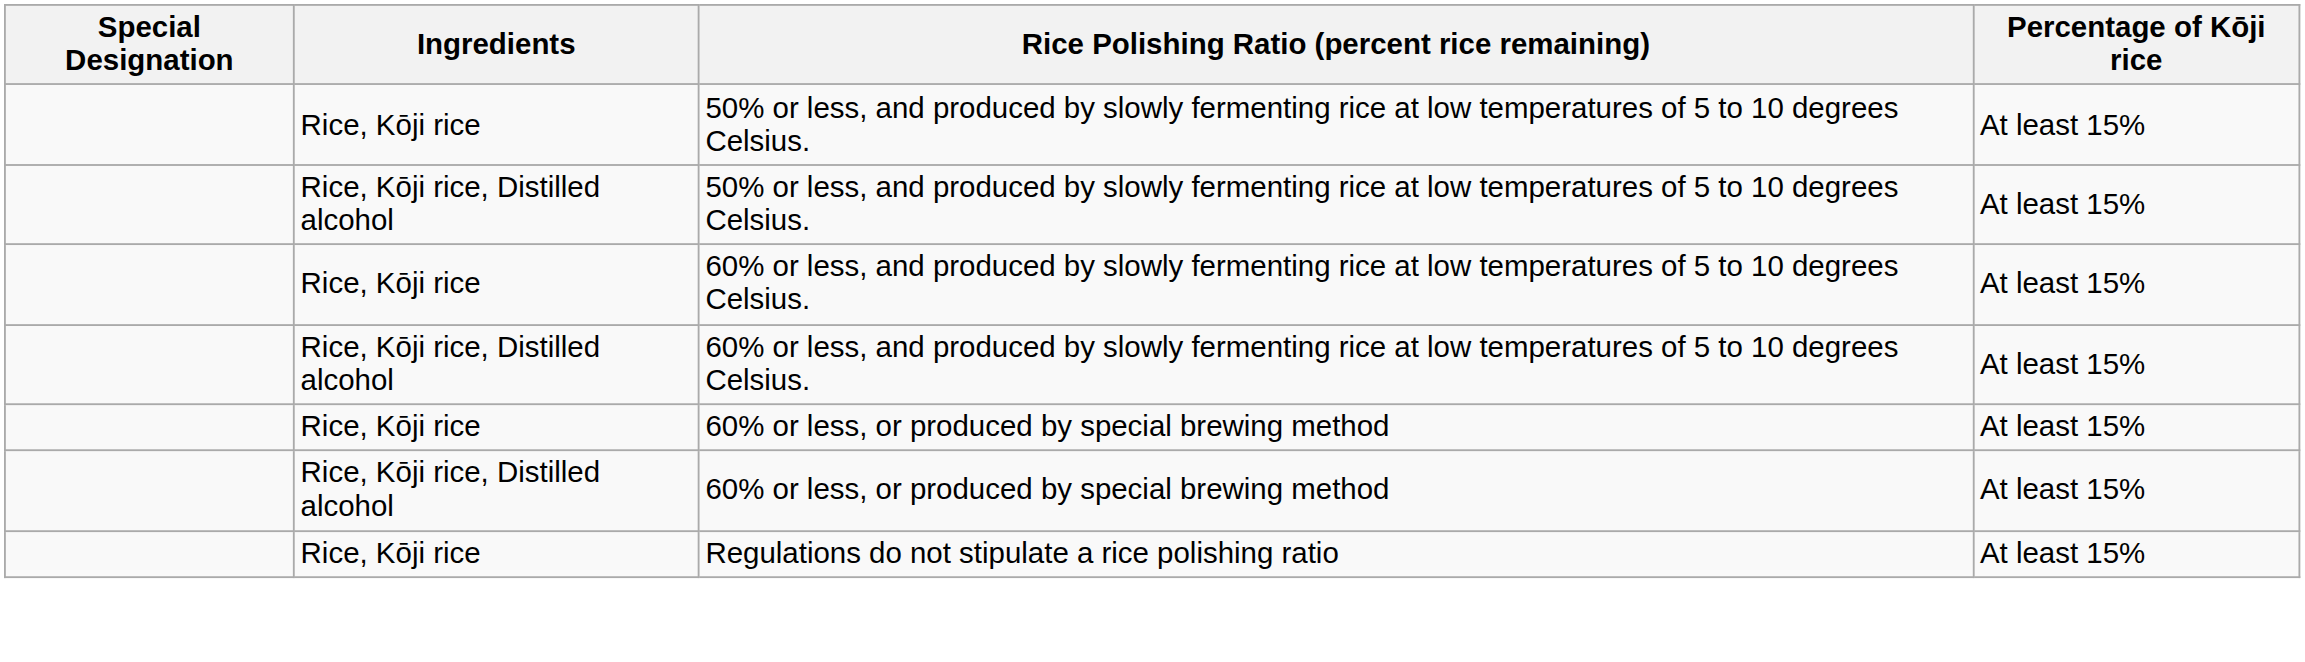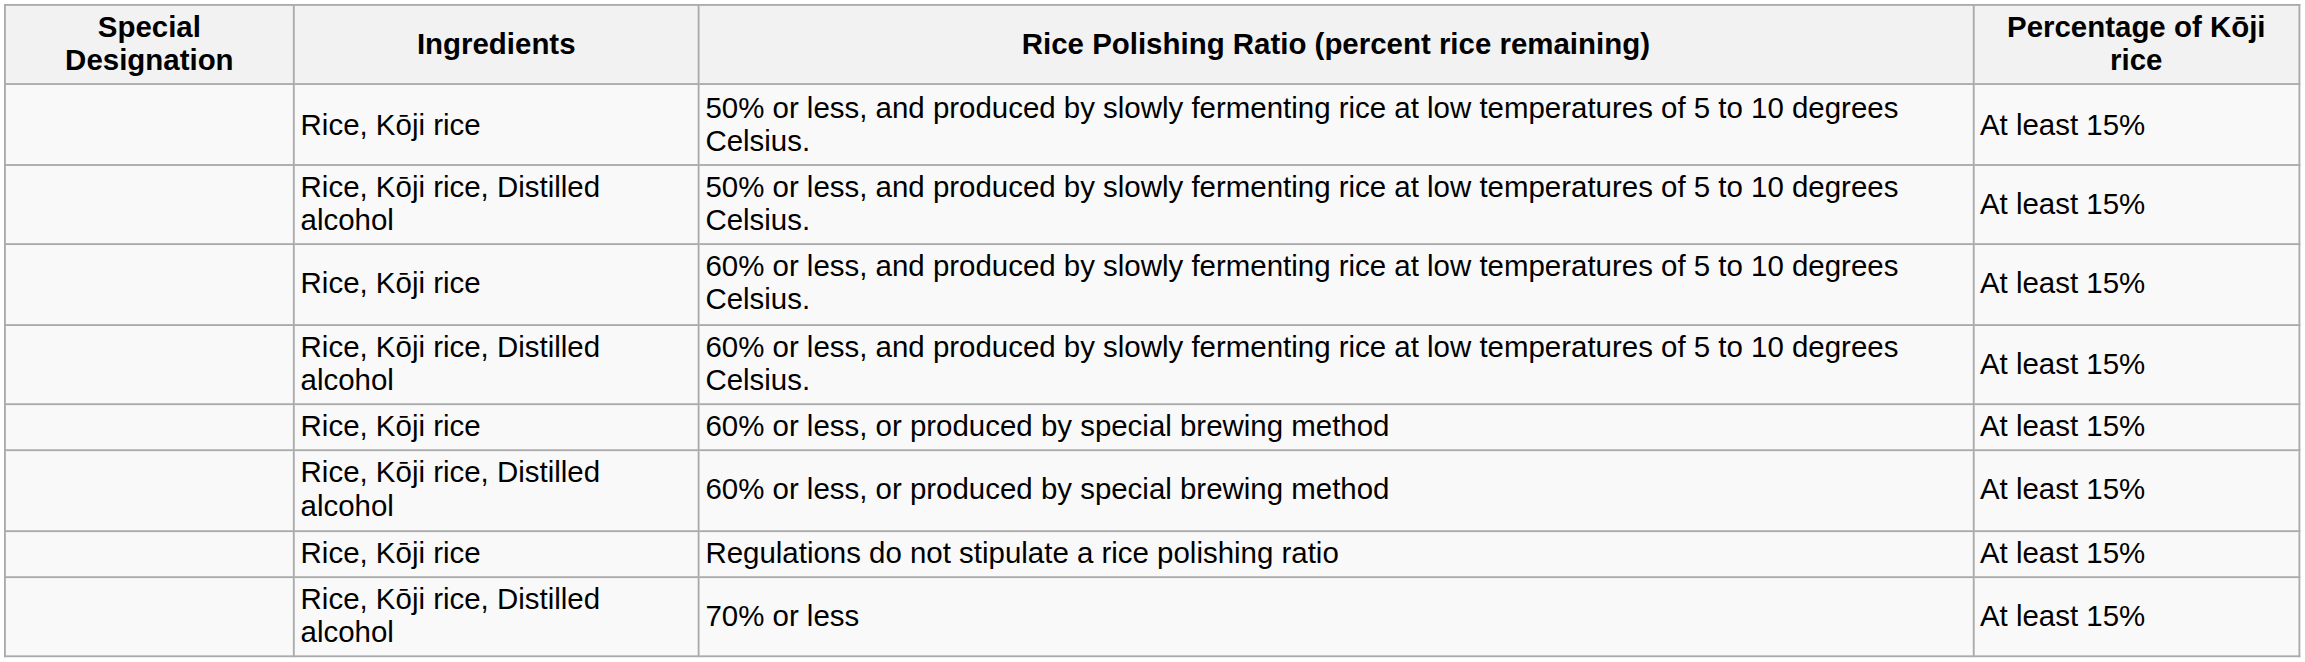+ row: (450, 616)
